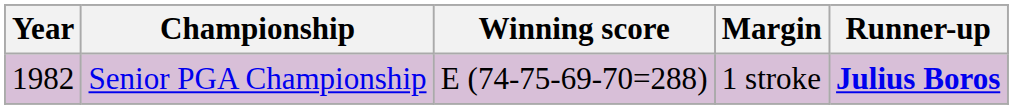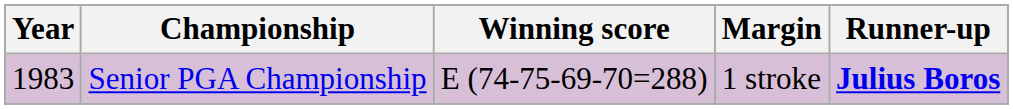(43, 78) 1982 -> (43, 78) 1983
